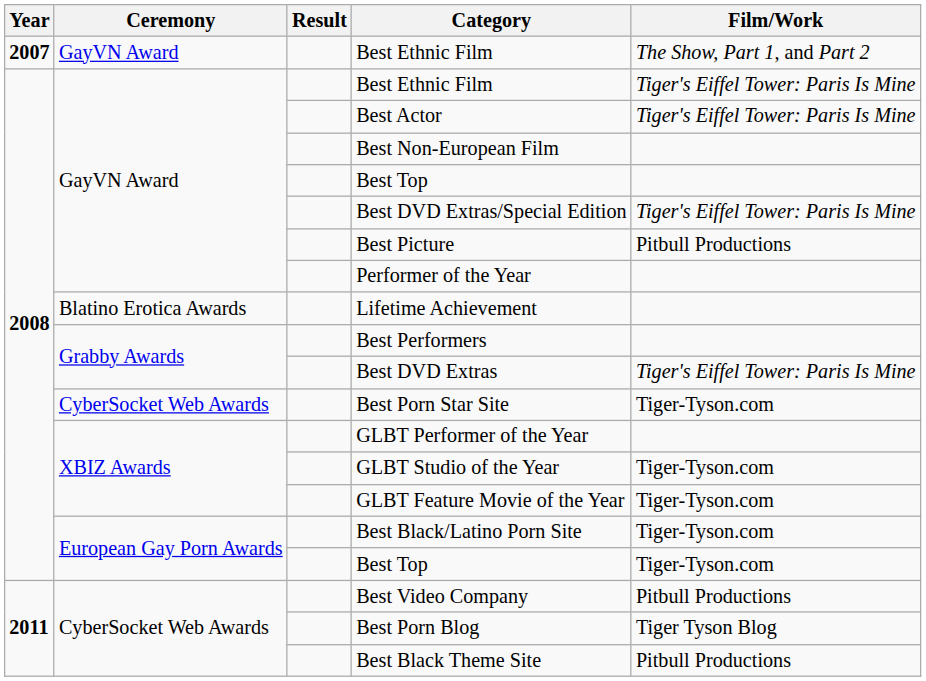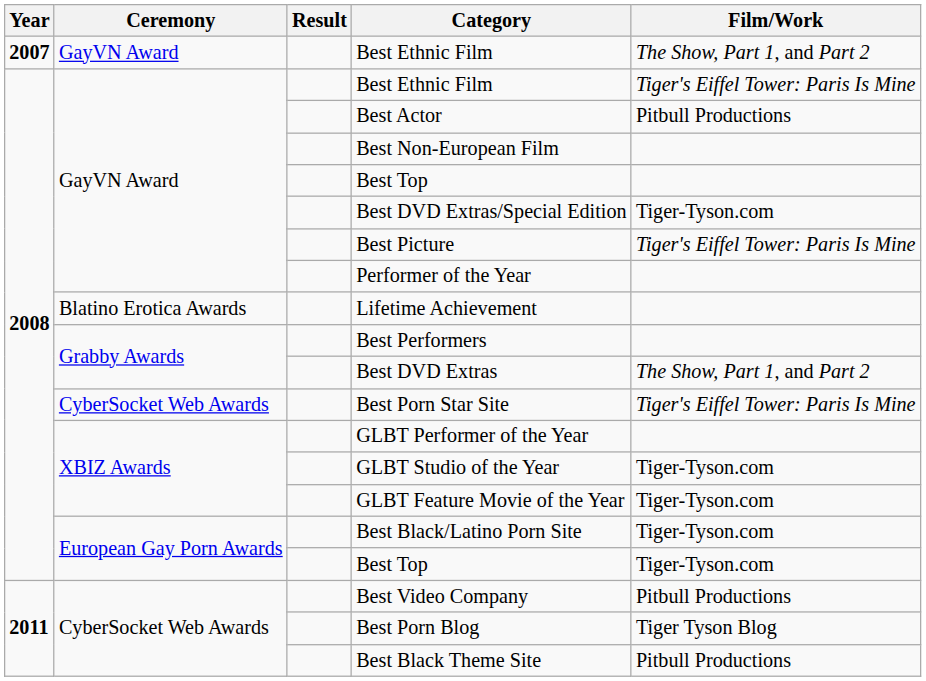(776, 116) Tiger's Eiffel Tower: Paris Is Mine -> (713, 116) Pitbull Productions
(776, 212) Tiger's Eiffel Tower: Paris Is Mine -> (705, 212) Tiger-Tyson.com
(713, 244) Pitbull Productions -> (776, 244) Tiger's Eiffel Tower: Paris Is Mine
(776, 372) Tiger's Eiffel Tower: Paris Is Mine -> (753, 372) The Show, Part 1, and Part 2
(705, 404) Tiger-Tyson.com -> (776, 404) Tiger's Eiffel Tower: Paris Is Mine
